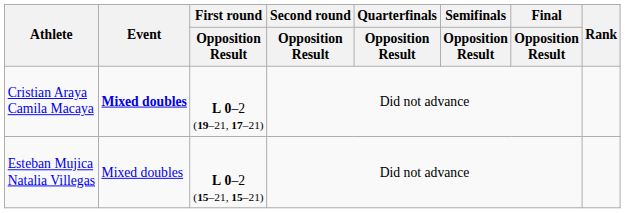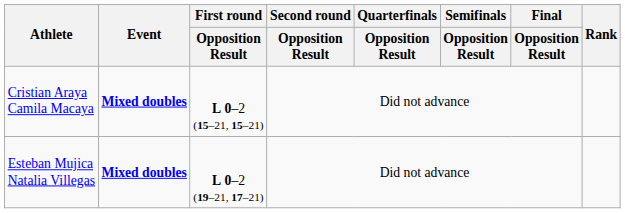(229, 117) L 0–2 (19–21, 17–21) -> (229, 117) L 0–2 (15–21, 15–21)
(142, 172) normal -> (144, 172) bold
(229, 188) L 0–2 (15–21, 15–21) -> (229, 188) L 0–2 (19–21, 17–21)
